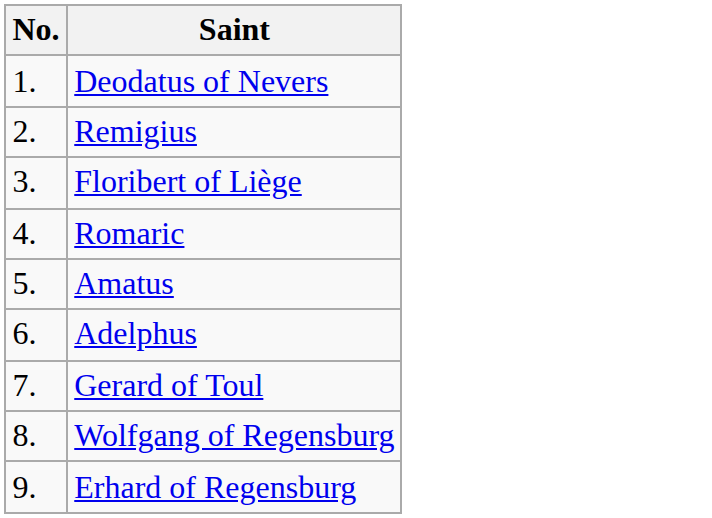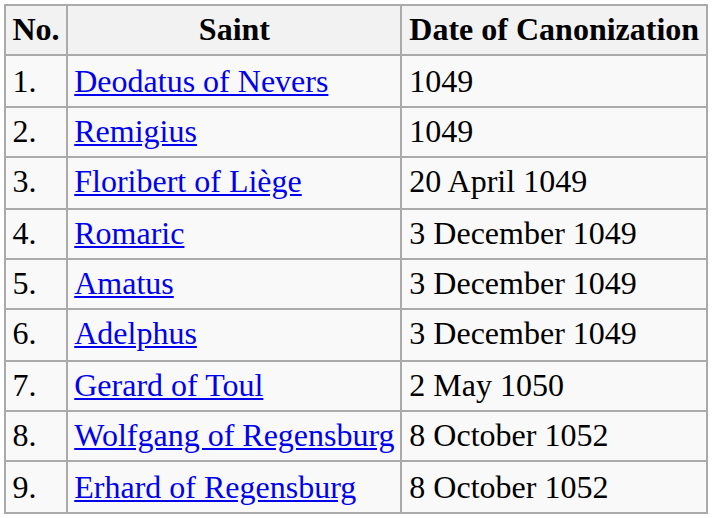+ column: (554, 29)
